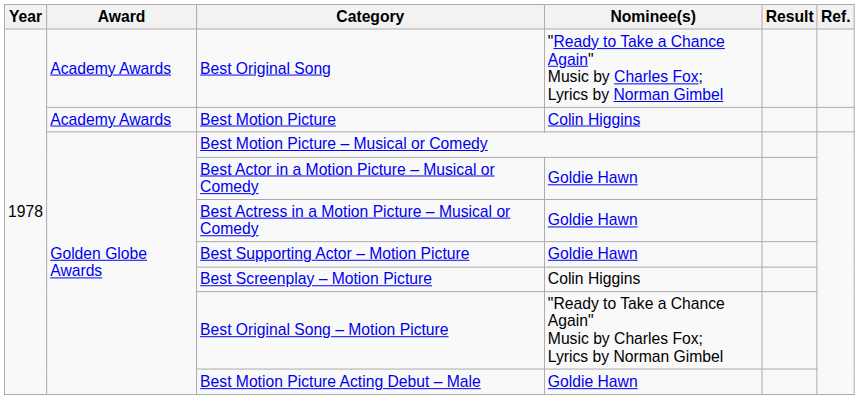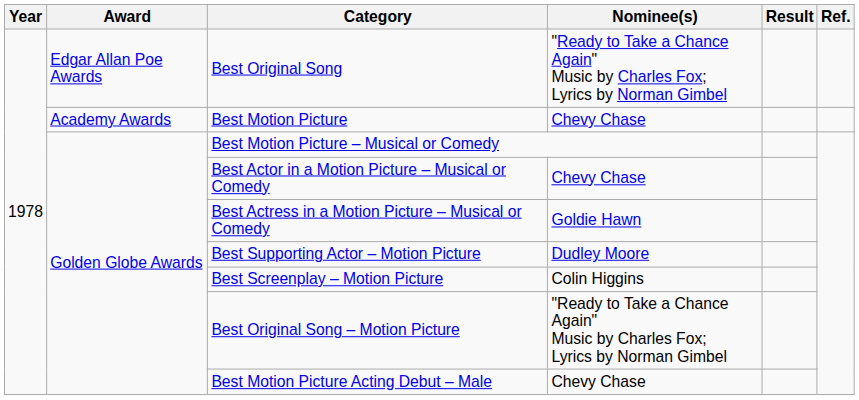(111, 68) Academy Awards -> (106, 68) Edgar Allan Poe Awards
(594, 119) Colin Higgins -> (599, 119) Chevy Chase
(593, 178) Goldie Hawn -> (599, 178) Chevy Chase
(593, 254) Goldie Hawn -> (600, 254) Dudley Moore
(593, 381) Goldie Hawn -> (599, 381) Chevy Chase
